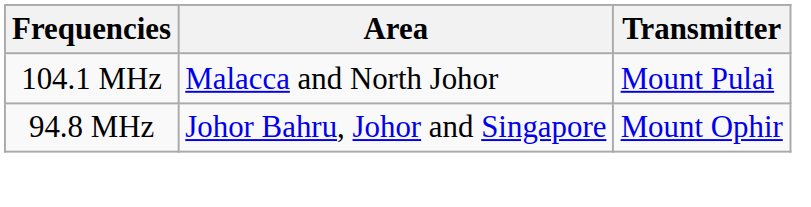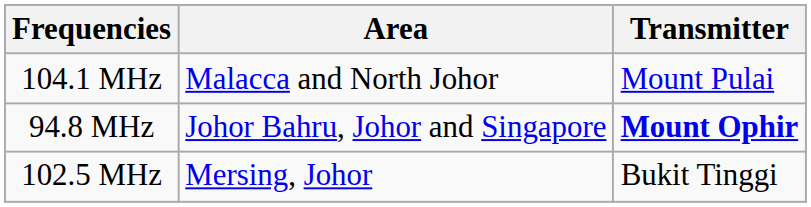(702, 126) normal -> (709, 126) bold
+ row: (92, 175)
